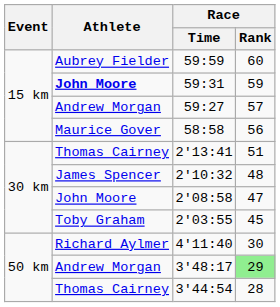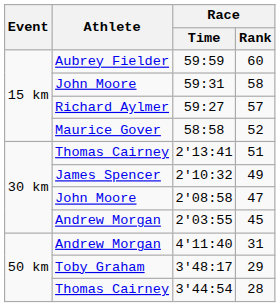(96, 84) bold -> (96, 84) normal
(255, 84) 59 -> (255, 84) 58
(108, 107) Andrew Morgan -> (112, 107) Richard Aylmer
(255, 130) 56 -> (255, 130) 52
(255, 175) 48 -> (255, 175) 49
(100, 221) Toby Graham -> (108, 221) Andrew Morgan
(112, 244) Richard Aylmer -> (108, 244) Andrew Morgan
(255, 244) 30 -> (255, 244) 31
(108, 266) Andrew Morgan -> (100, 266) Toby Graham
(255, 266) lightgreen background -> (255, 266) no background
